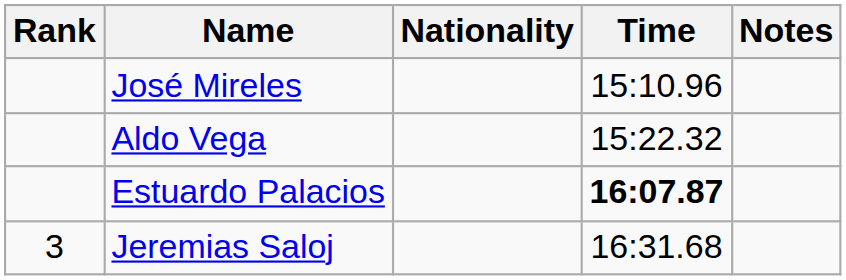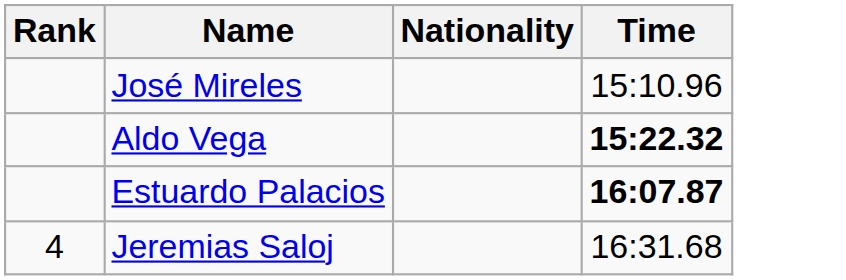- column: (786, 31)
(656, 138) normal -> (657, 138) bold
(54, 246) 3 -> (54, 246) 4
